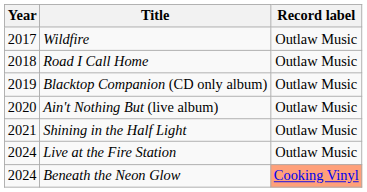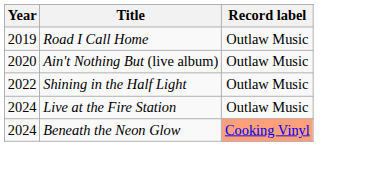- row: (66, 38)
(22, 61) 2018 -> (22, 38) 2019
- row: (155, 84)
(22, 130) 2021 -> (22, 84) 2022
